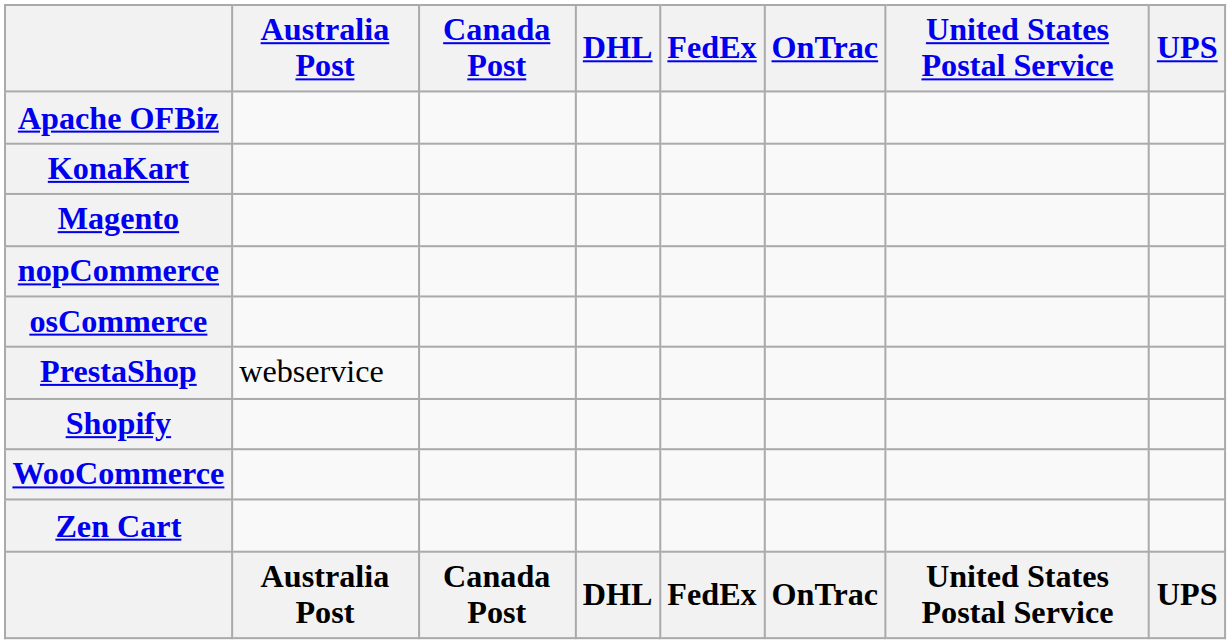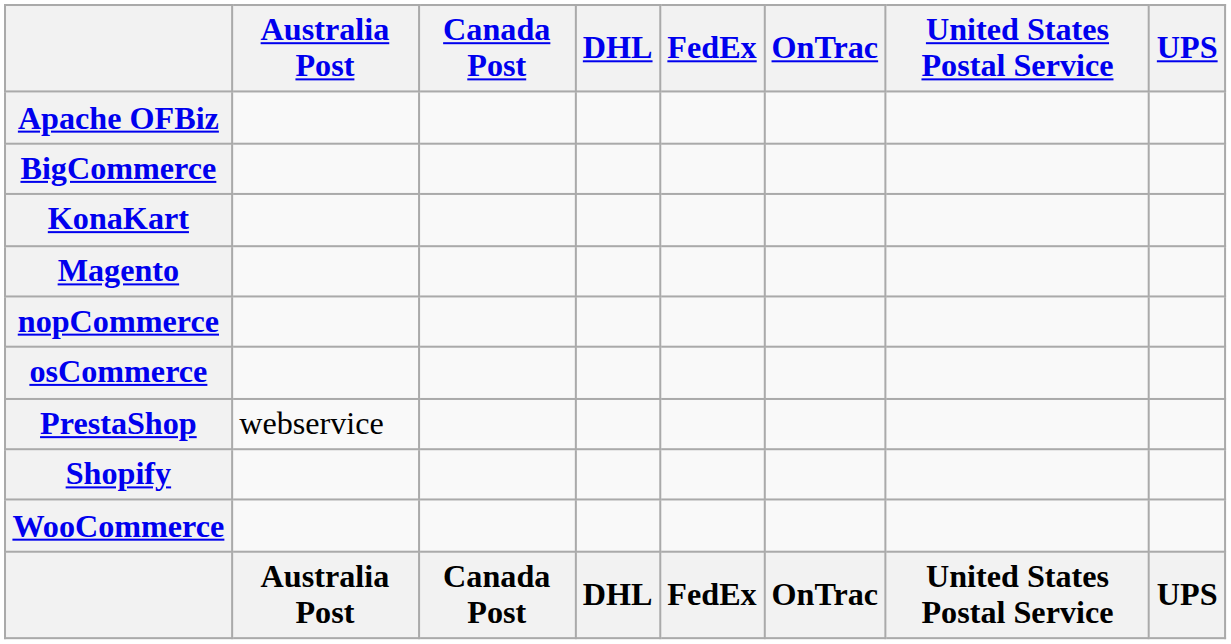+ row: (118, 168)
- row: (118, 525)
